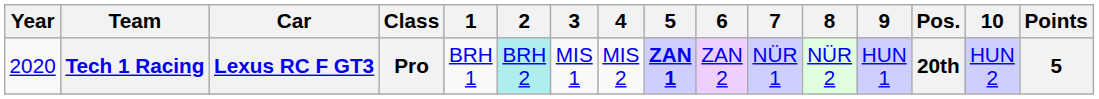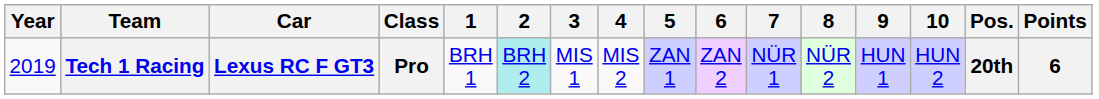columns swapped: (992, 21) <-> (938, 21)
(33, 66) 2020 -> (33, 66) 2019
(670, 66) bold -> (670, 66) normal
(1056, 66) 5 -> (1055, 66) 6
